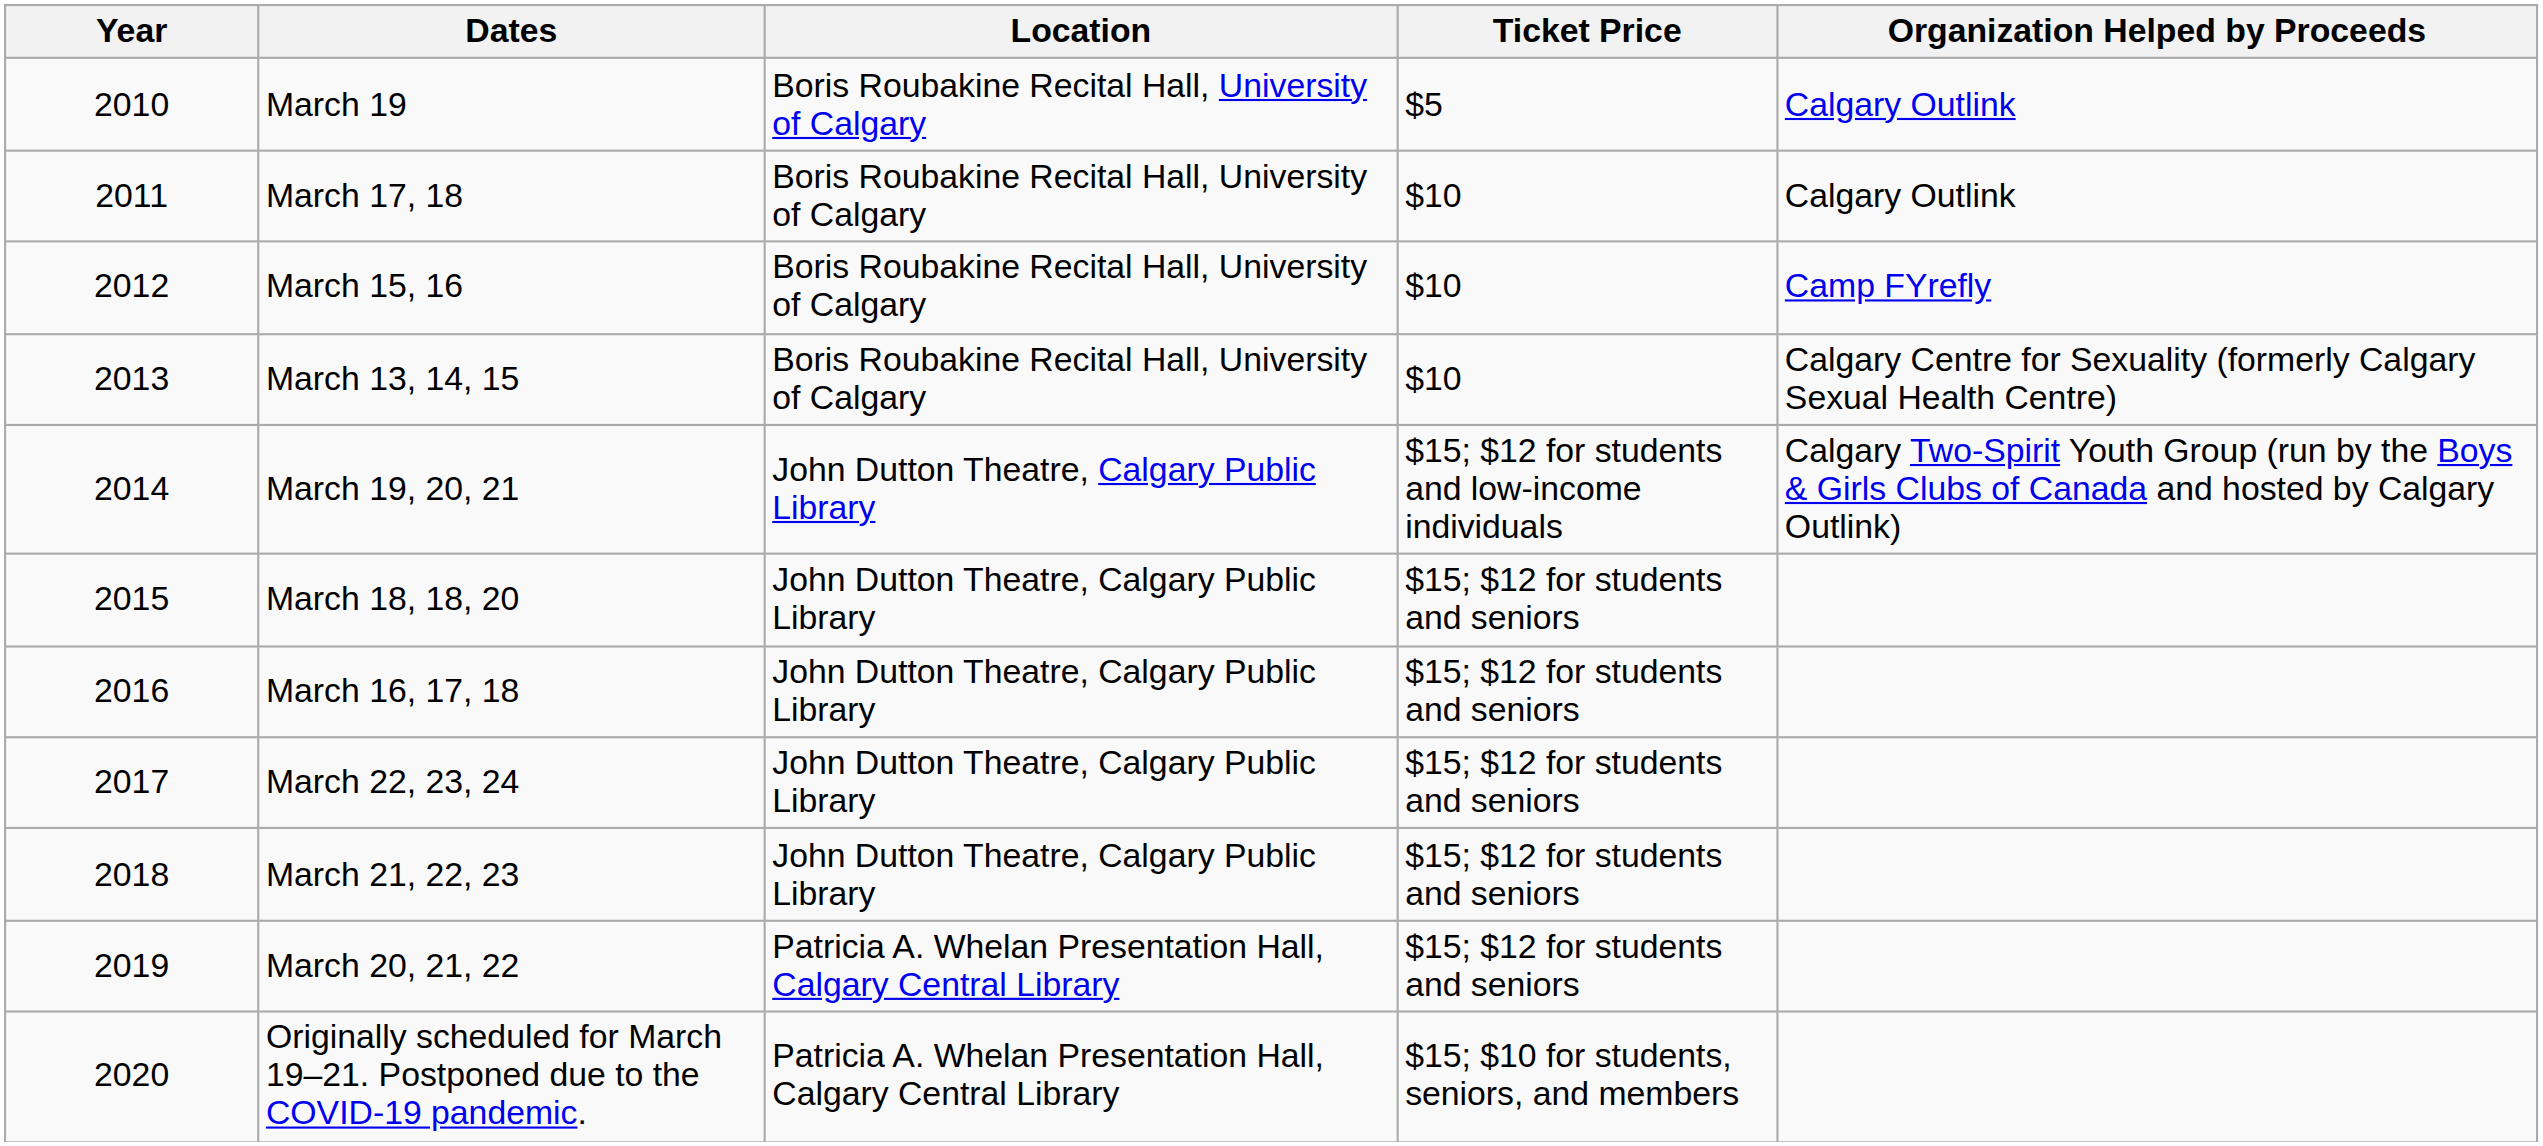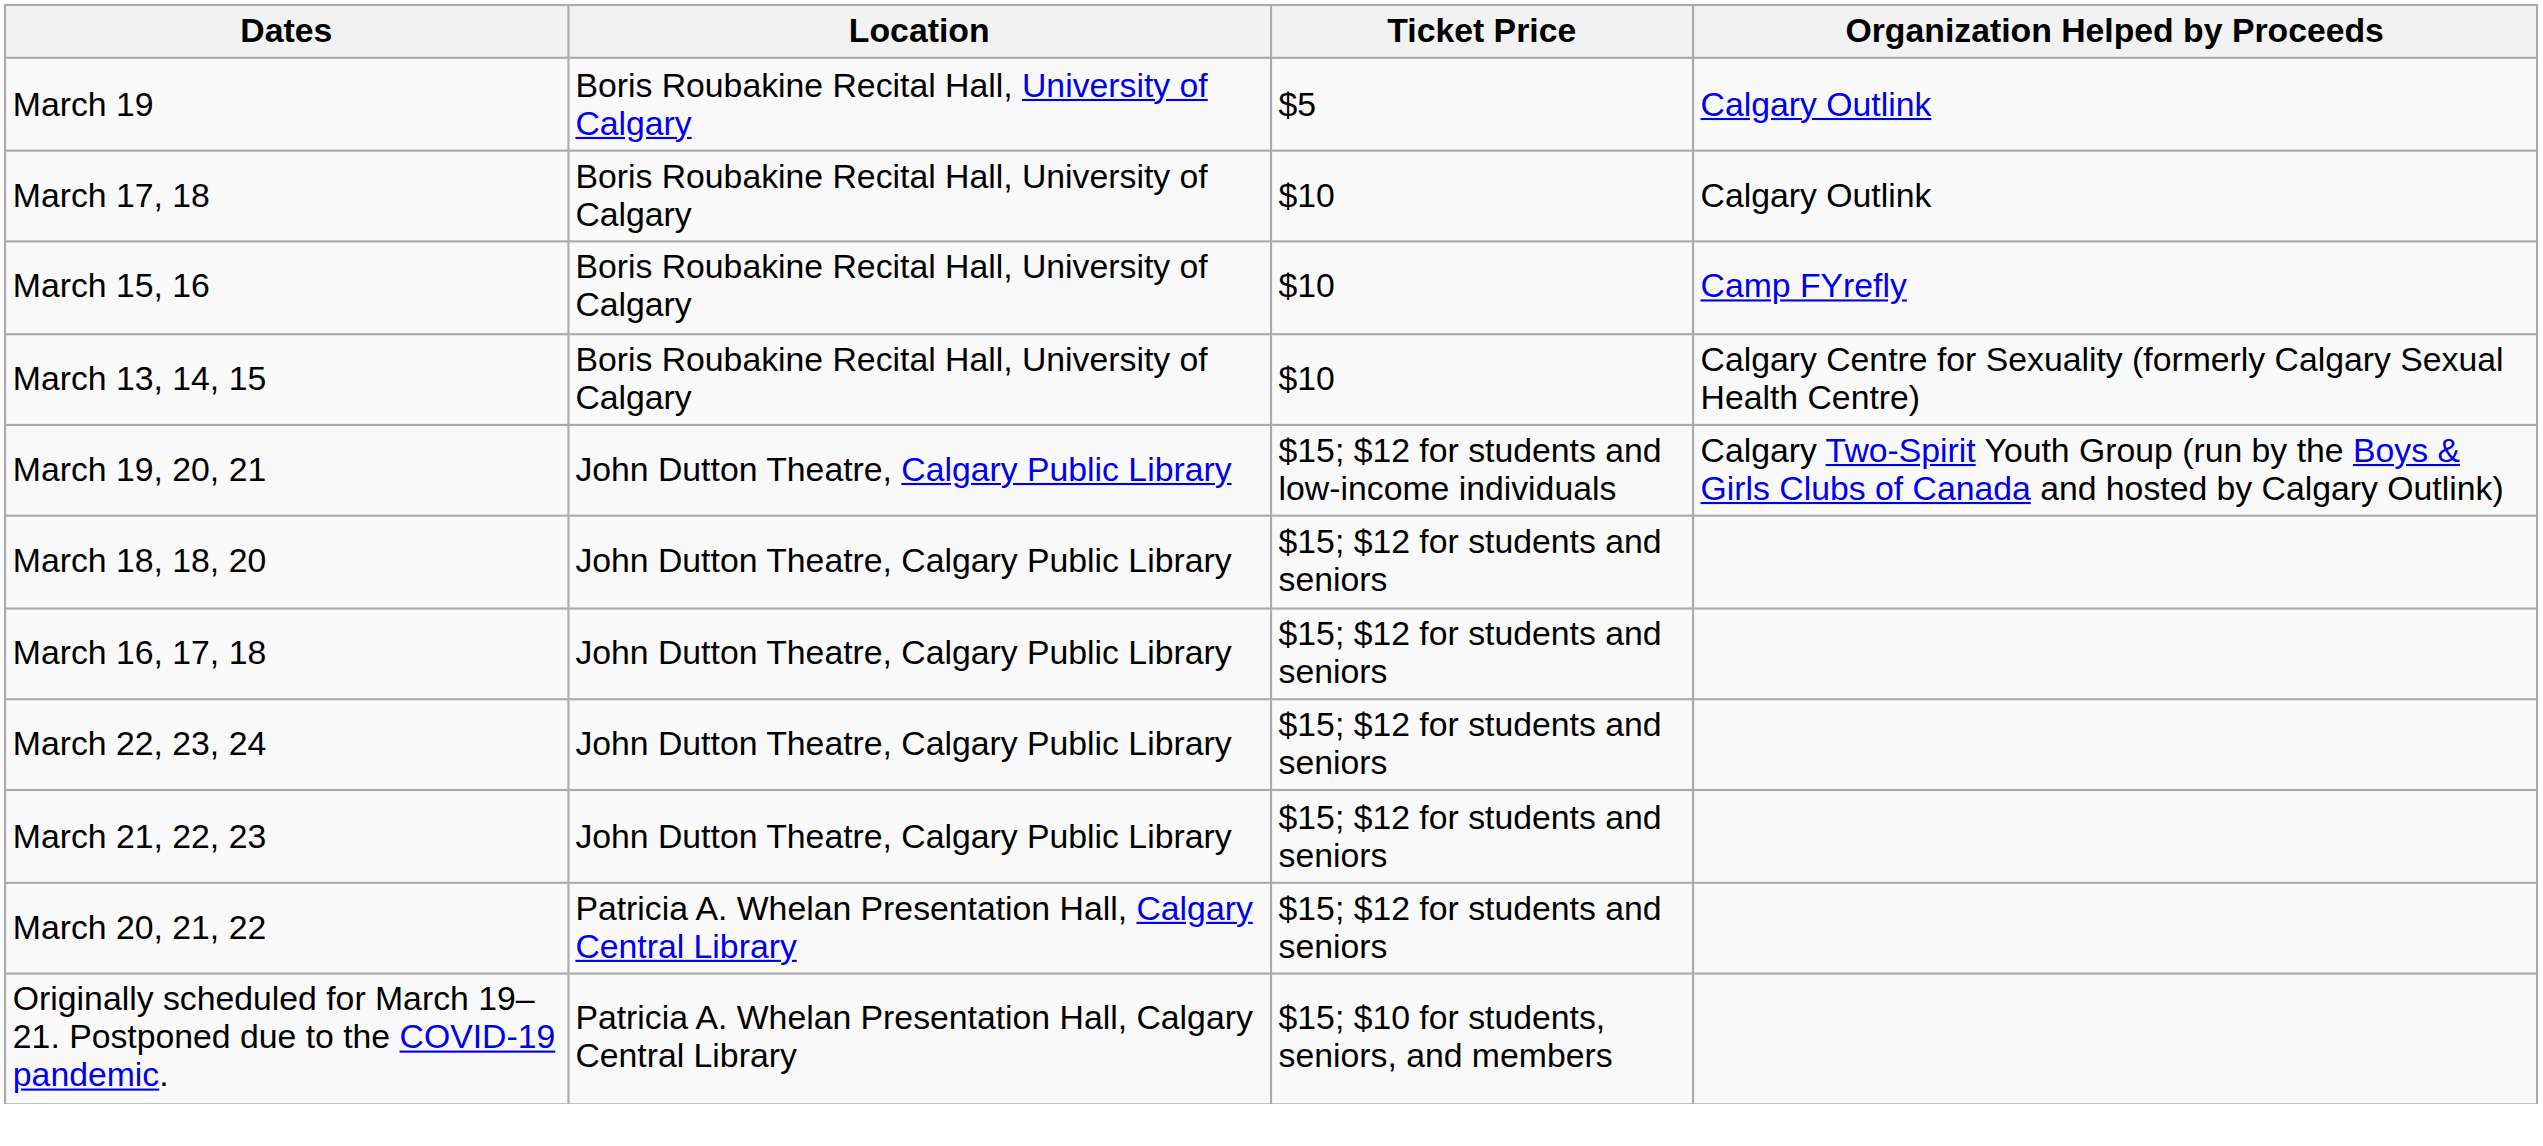- column: (132, 31)
